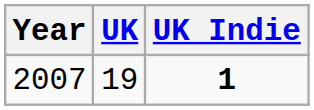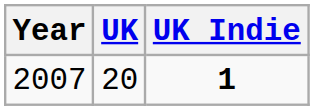(120, 81) 19 -> (120, 81) 20
